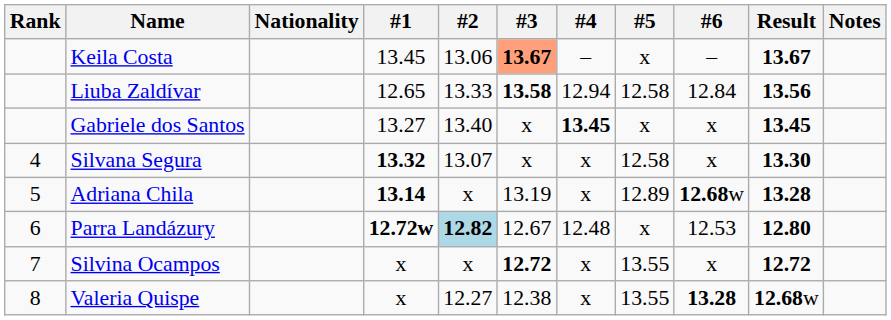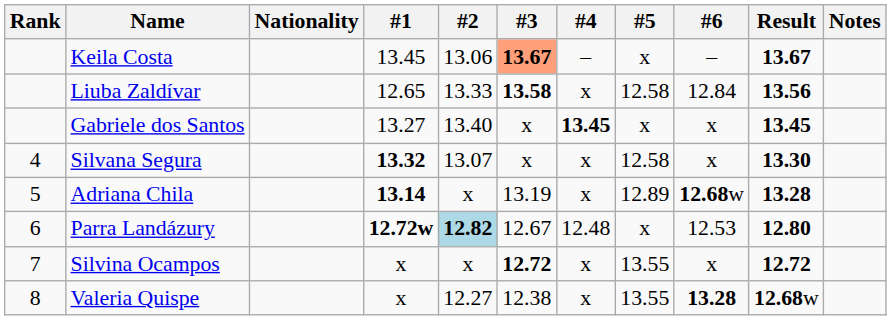(586, 90) 12.94 -> (586, 90) x
